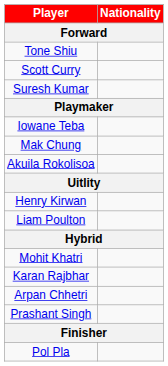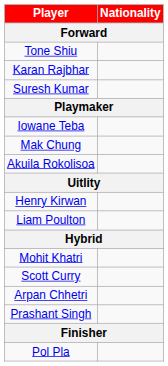rows swapped: (51, 70) <-> (51, 276)
